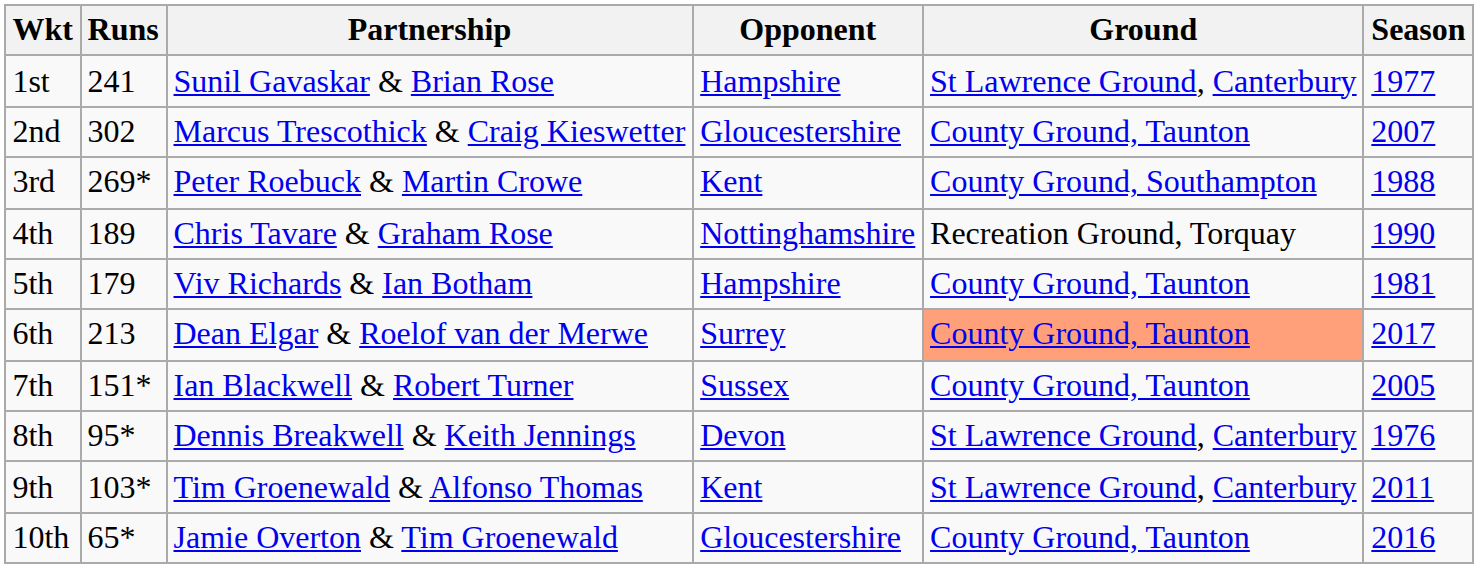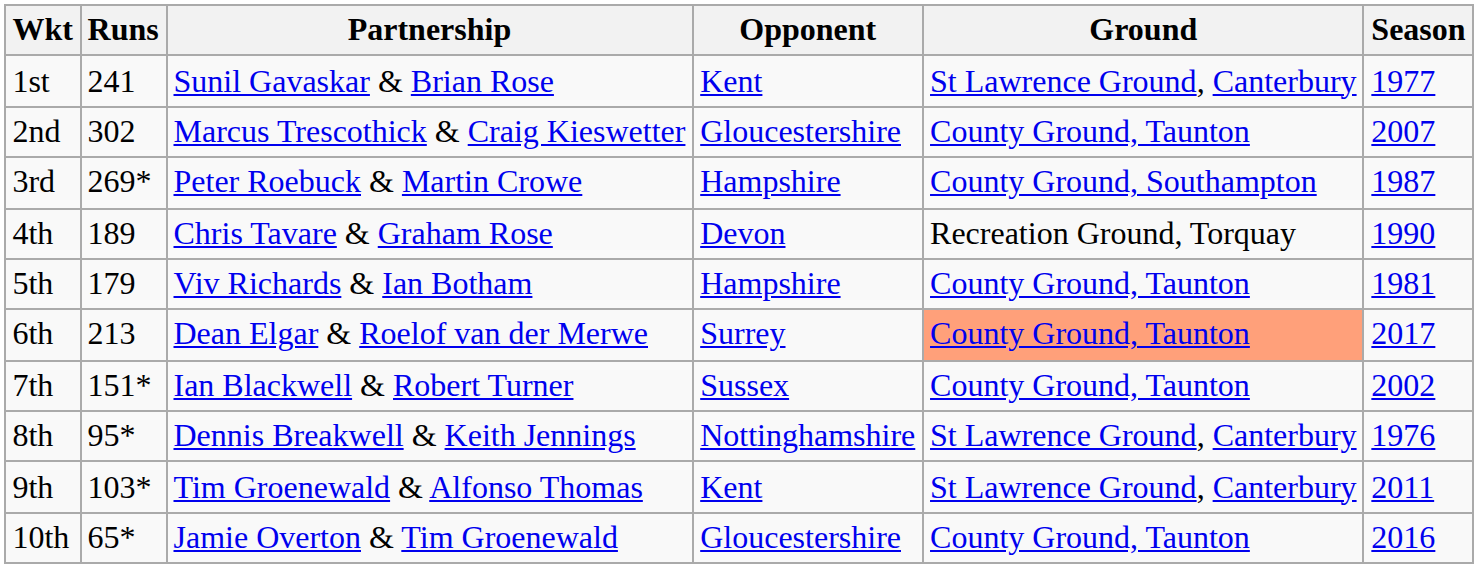(770, 80) Hampshire -> (731, 80) Kent
(731, 182) Kent -> (770, 182) Hampshire
(1403, 182) 1988 -> (1403, 182) 1987
(808, 232) Nottinghamshire -> (743, 232) Devon
(1403, 385) 2005 -> (1403, 385) 2002
(743, 435) Devon -> (808, 435) Nottinghamshire
